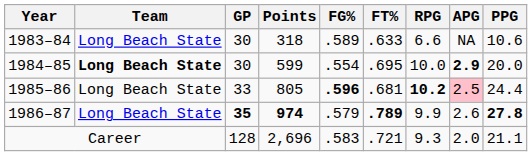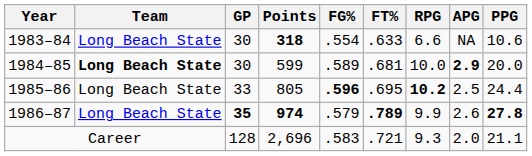(290, 41) normal -> (290, 41) bold
(342, 41) .589 -> (342, 41) .554
(342, 65) .554 -> (342, 65) .589
(385, 65) .695 -> (385, 65) .681
(385, 90) .681 -> (385, 90) .695
(466, 90) pink background -> (466, 90) no background
